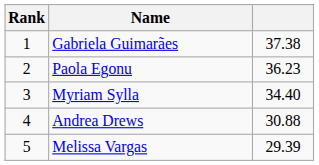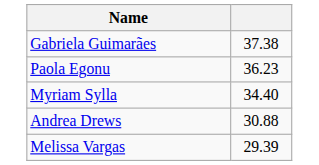- column: (27, 17)
